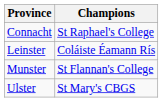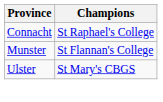- row: (26, 50)
